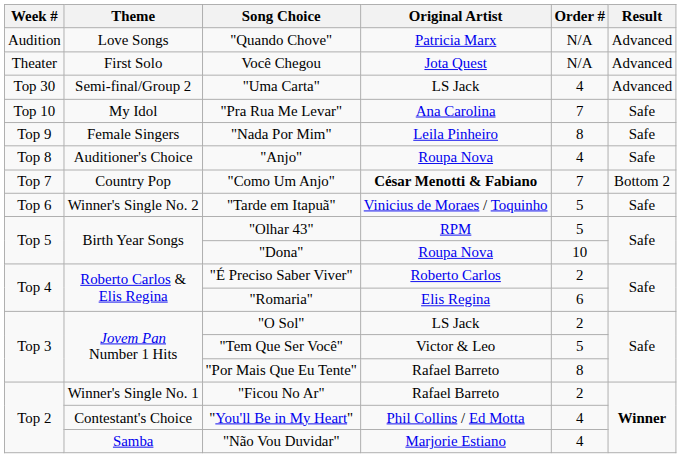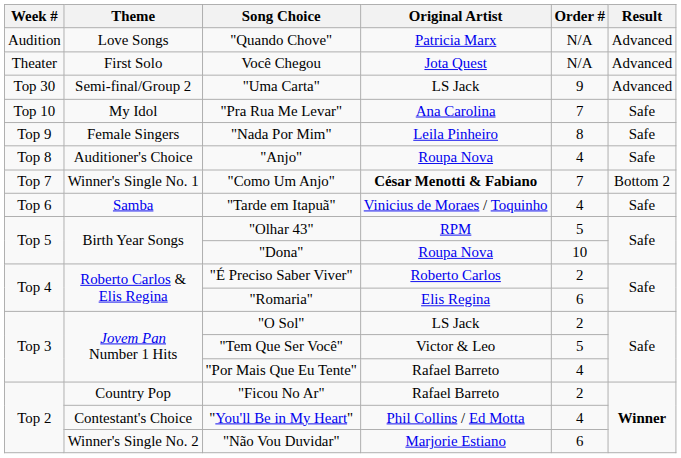(580, 87) 4 -> (580, 87) 9
(133, 181) Country Pop -> (133, 181) Winner's Single No. 1
(133, 205) Winner's Single No. 2 -> (133, 205) Samba
(580, 205) 5 -> (580, 205) 4
(580, 370) 8 -> (580, 370) 4
(133, 393) Winner's Single No. 1 -> (133, 393) Country Pop
(133, 441) Samba -> (133, 441) Winner's Single No. 2
(580, 441) 4 -> (580, 441) 6
